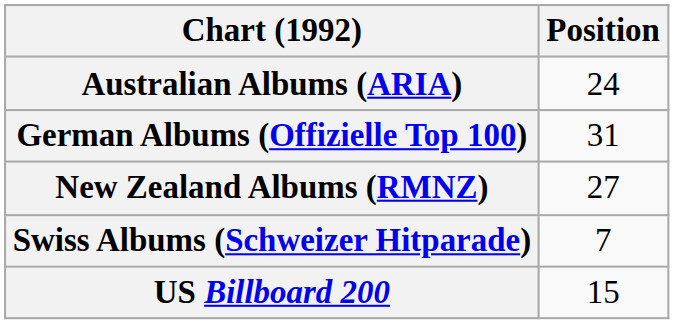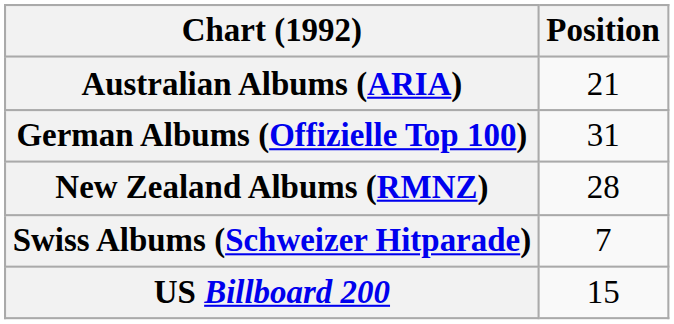(603, 82) 24 -> (603, 82) 21
(603, 187) 27 -> (603, 187) 28
